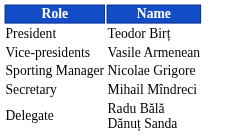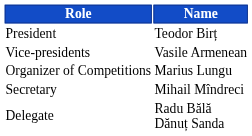- row: (55, 71)
+ row: (78, 71)
